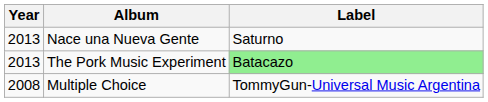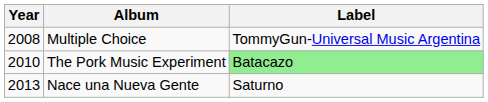rows swapped: (97, 85) <-> (123, 39)
(24, 62) 2013 -> (24, 62) 2010
